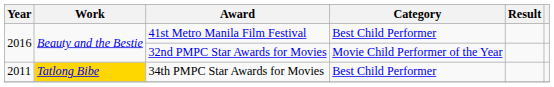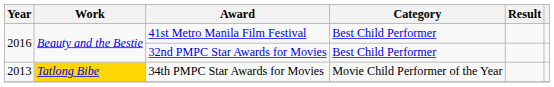(417, 52) Movie Child Performer of the Year -> (384, 52) Best Child Performer
(19, 71) 2011 -> (19, 71) 2013
(384, 71) Best Child Performer -> (417, 71) Movie Child Performer of the Year
